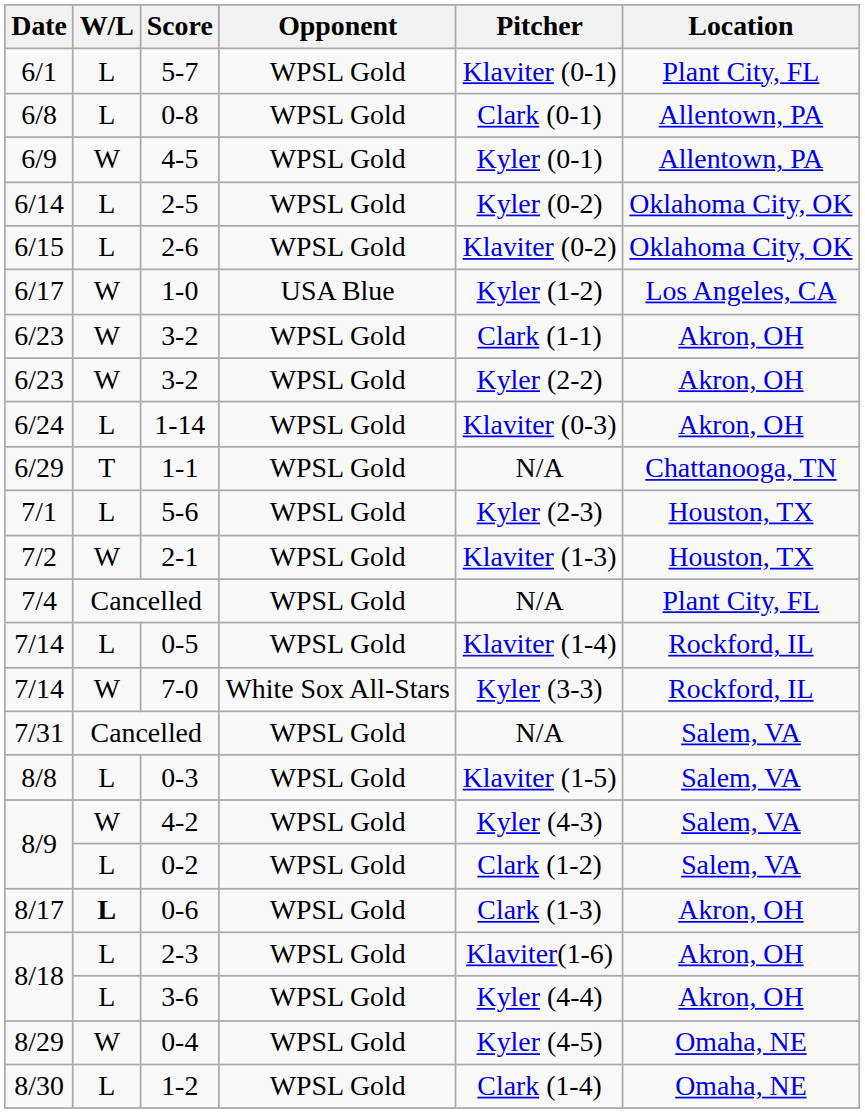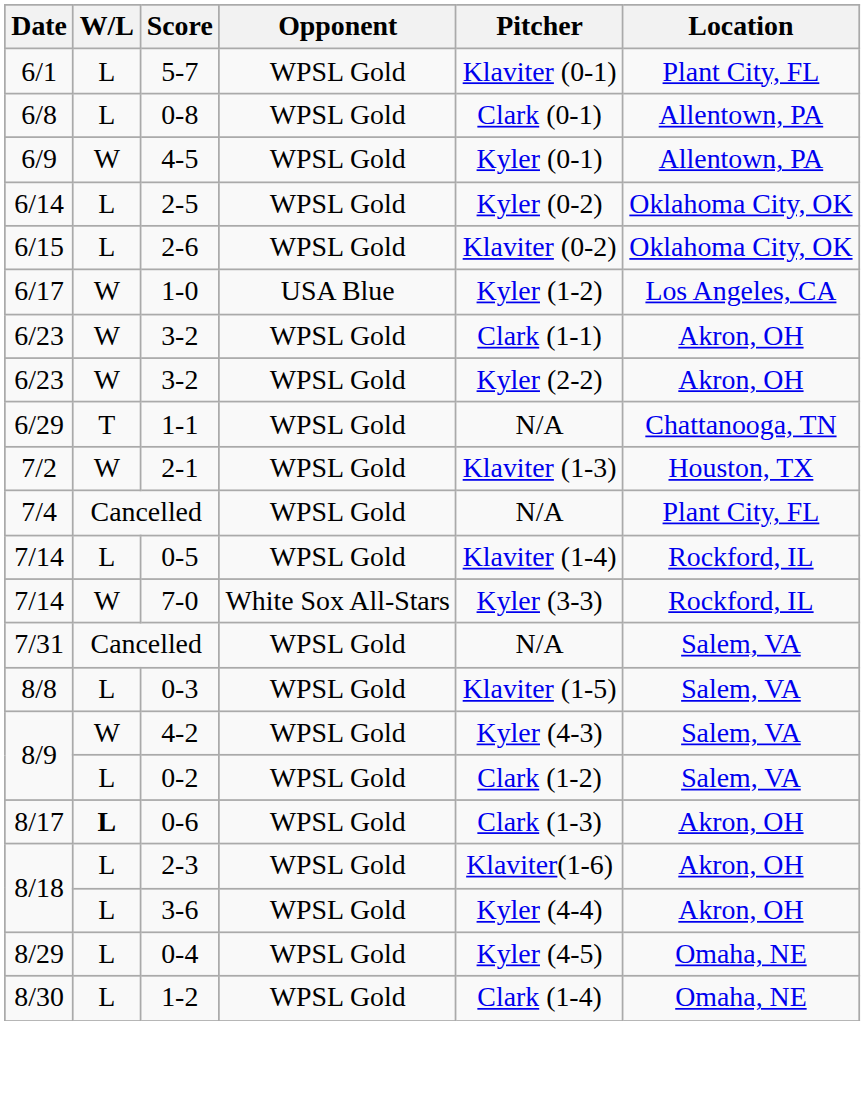- row: (39, 423)
- row: (39, 512)
(107, 1042) W -> (107, 953) L
